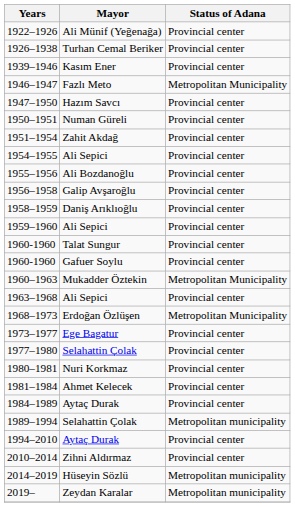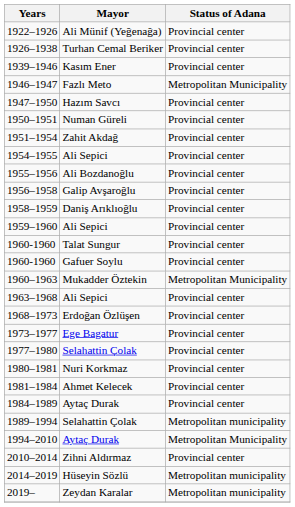(228, 315) Metropolitan Municipality -> (206, 315) Provincial center
(206, 439) Provincial center -> (228, 439) Metropolitan Municipality
